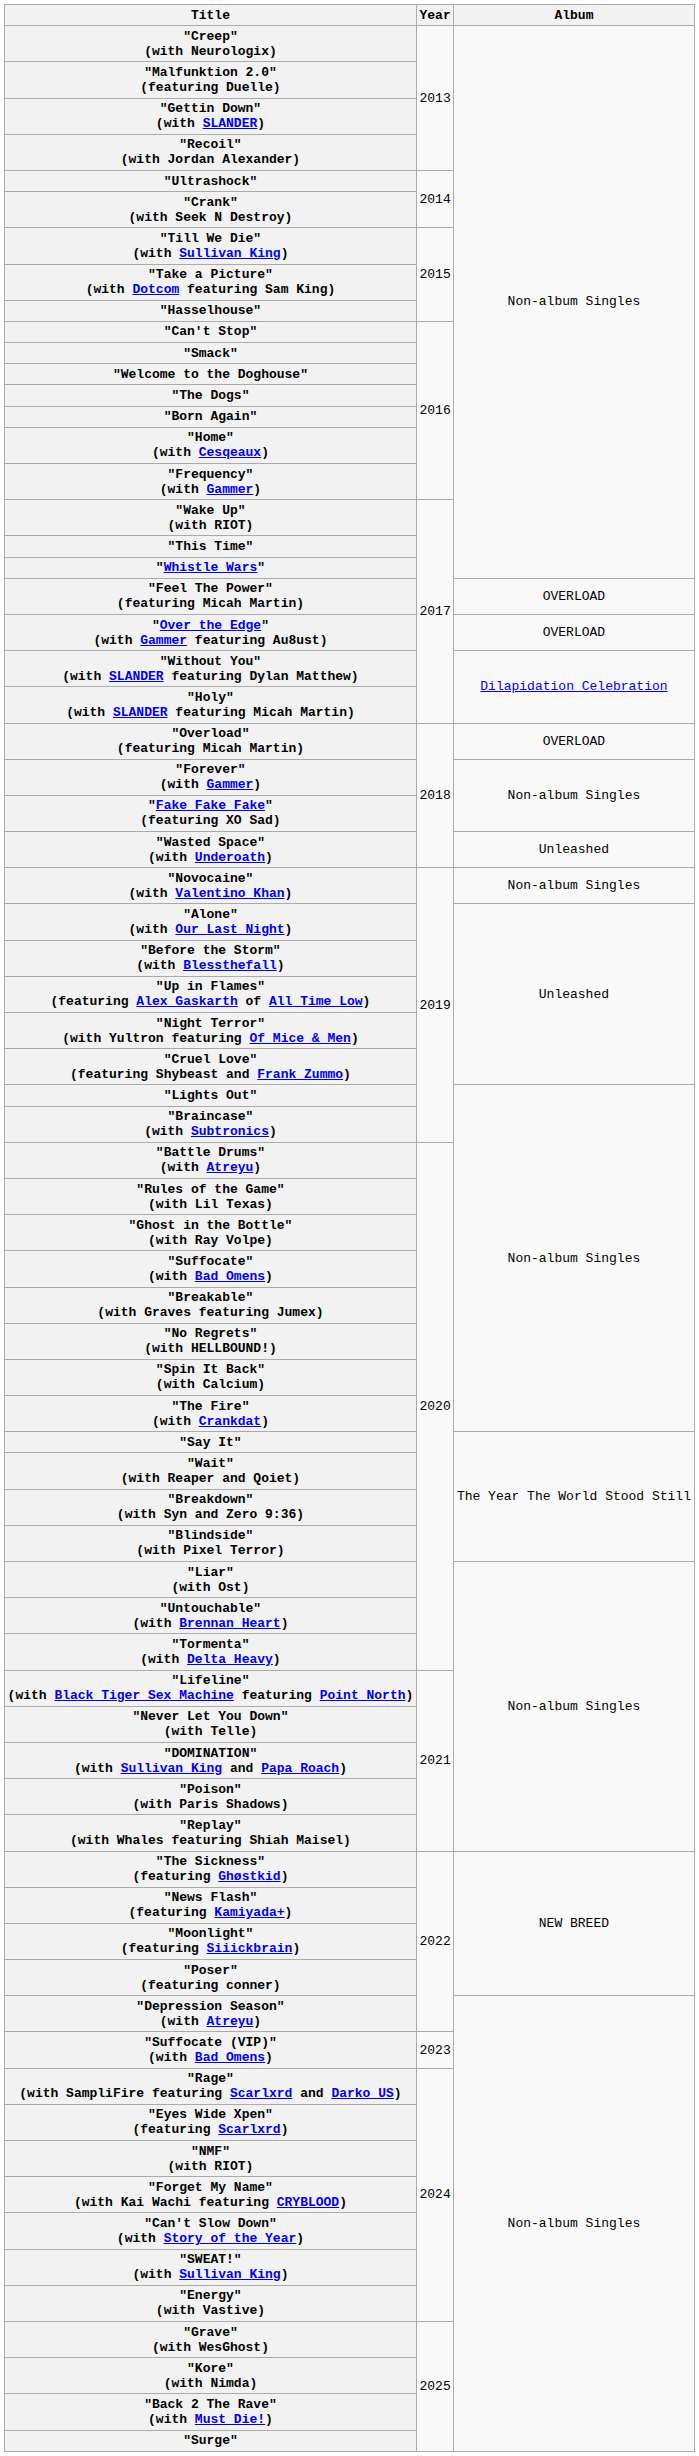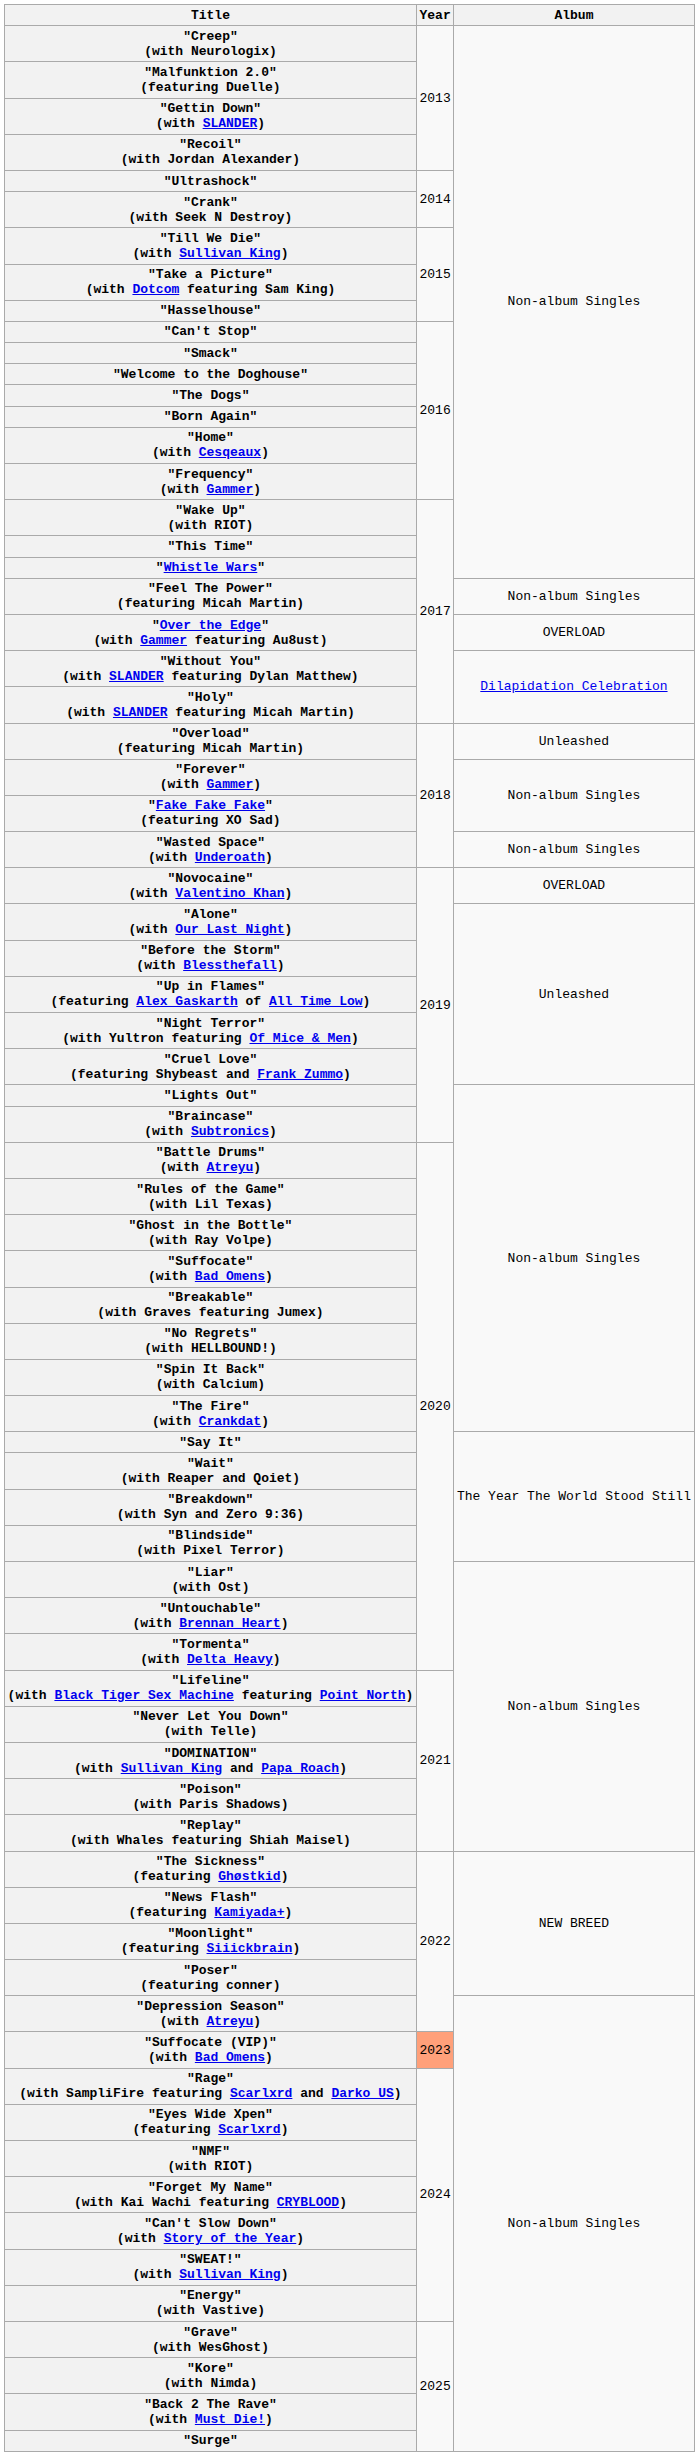(574, 596) OVERLOAD -> (574, 596) Non-album Singles
(574, 741) OVERLOAD -> (574, 741) Unleashed
(574, 850) Unleashed -> (574, 850) Non-album Singles
(574, 886) Non-album Singles -> (574, 886) OVERLOAD
(435, 2050) no background -> (435, 2050) lightsalmon background
